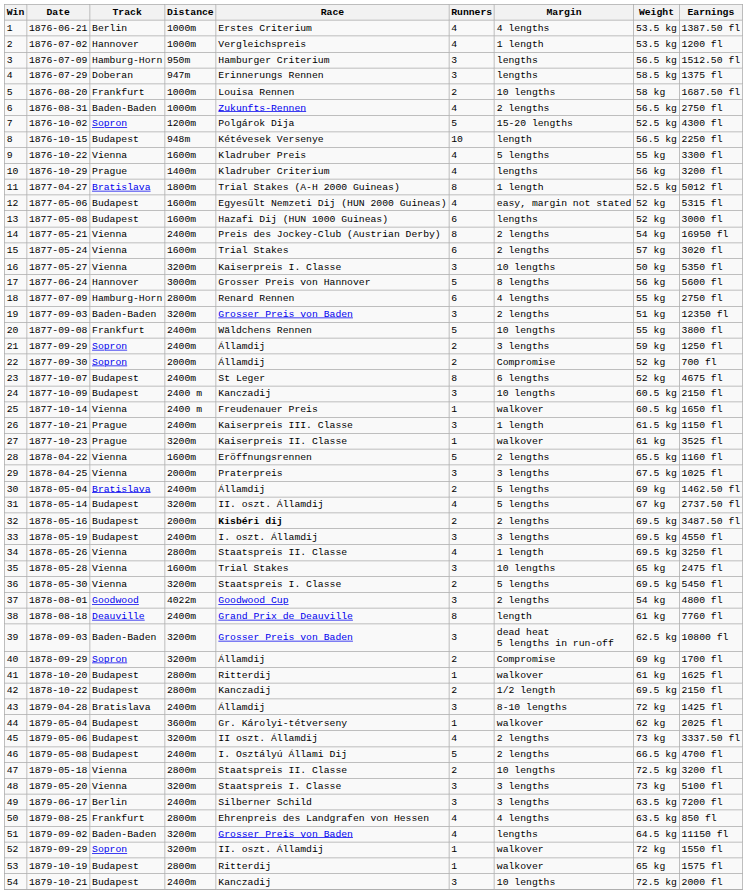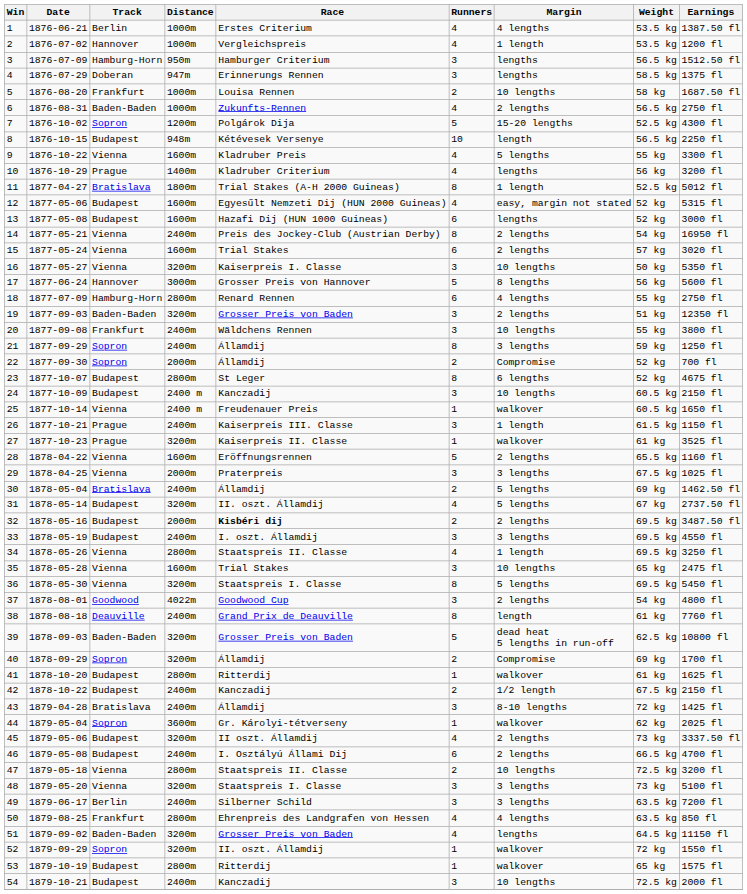(454, 330) 5 -> (454, 330) 3
(454, 346) 2 -> (454, 346) 8
(182, 378) 2400m -> (182, 378) 2800m
(454, 584) 2 -> (454, 584) 8
(454, 638) 3 -> (454, 638) 5
(182, 691) 2800m -> (182, 691) 2400m
(656, 691) 69.5 kg -> (656, 691) 67.5 kg
(115, 723) Budapest -> (110, 723) Sopron
(454, 755) 5 -> (454, 755) 6
